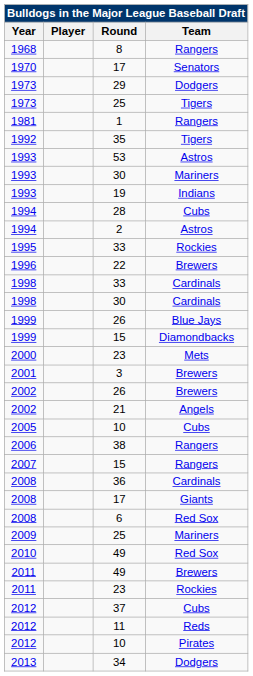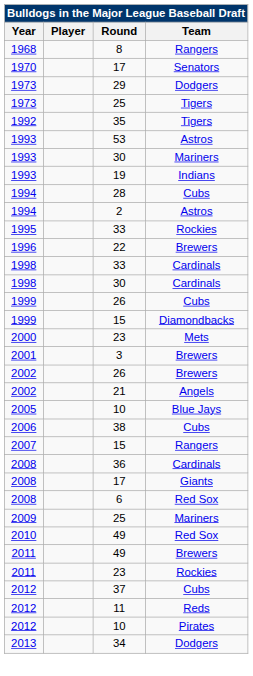- row: (24, 121)
(196, 319) Blue Jays -> (196, 301) Cubs
(196, 427) Cubs -> (196, 409) Blue Jays
(196, 445) Rangers -> (196, 427) Cubs
